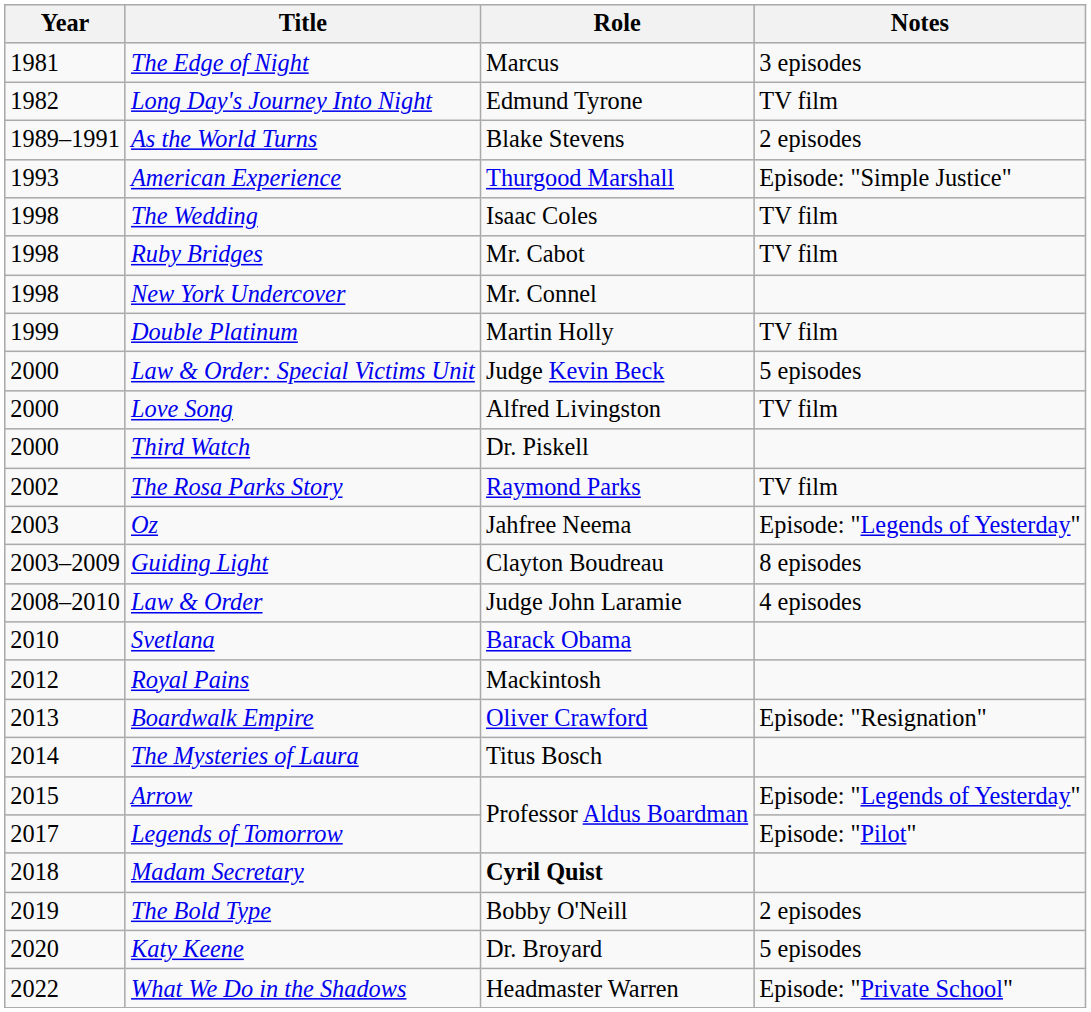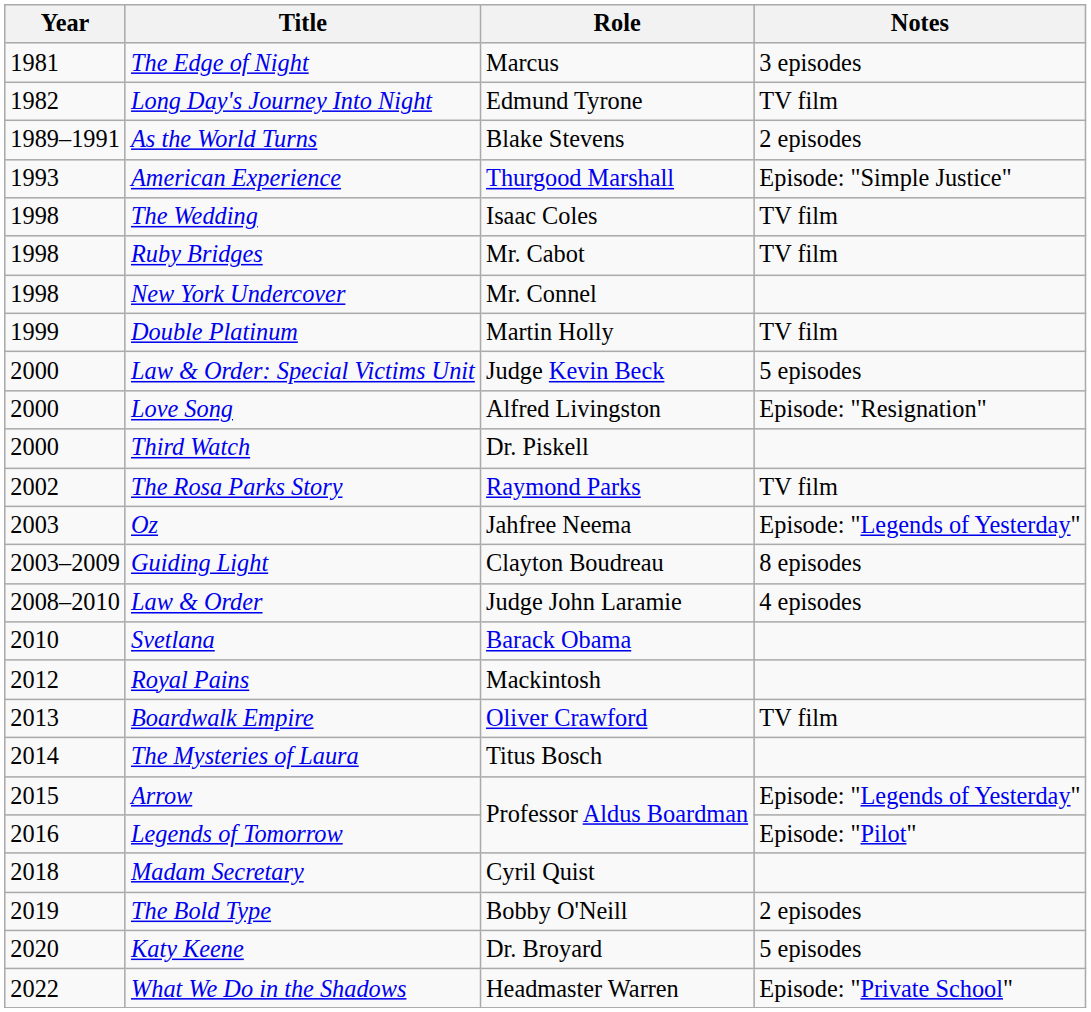(799, 409) TV film -> (873, 409) Episode: "Resignation"
(873, 718) Episode: "Resignation" -> (799, 718) TV film
(35, 833) 2017 -> (35, 833) 2016
(544, 872) bold -> (540, 872) normal
